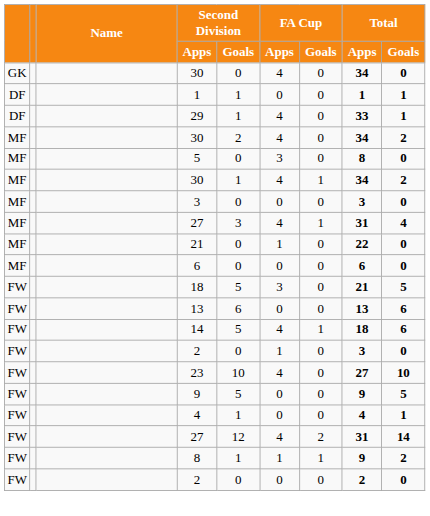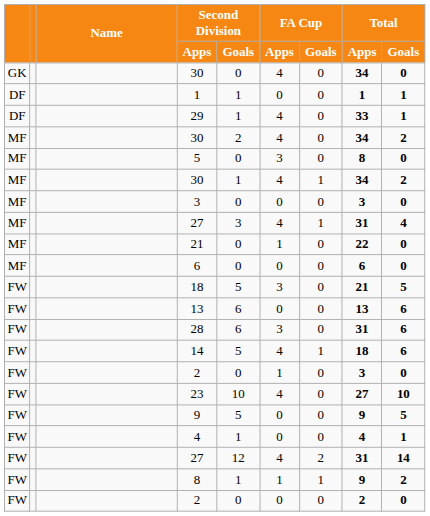+ row: (17, 330)
